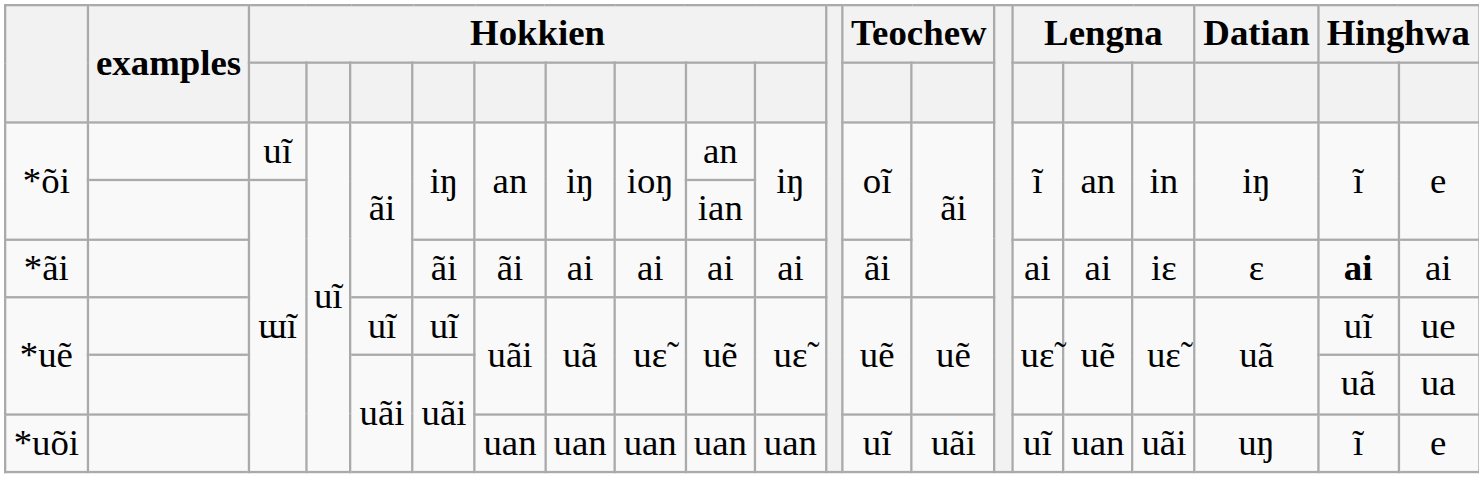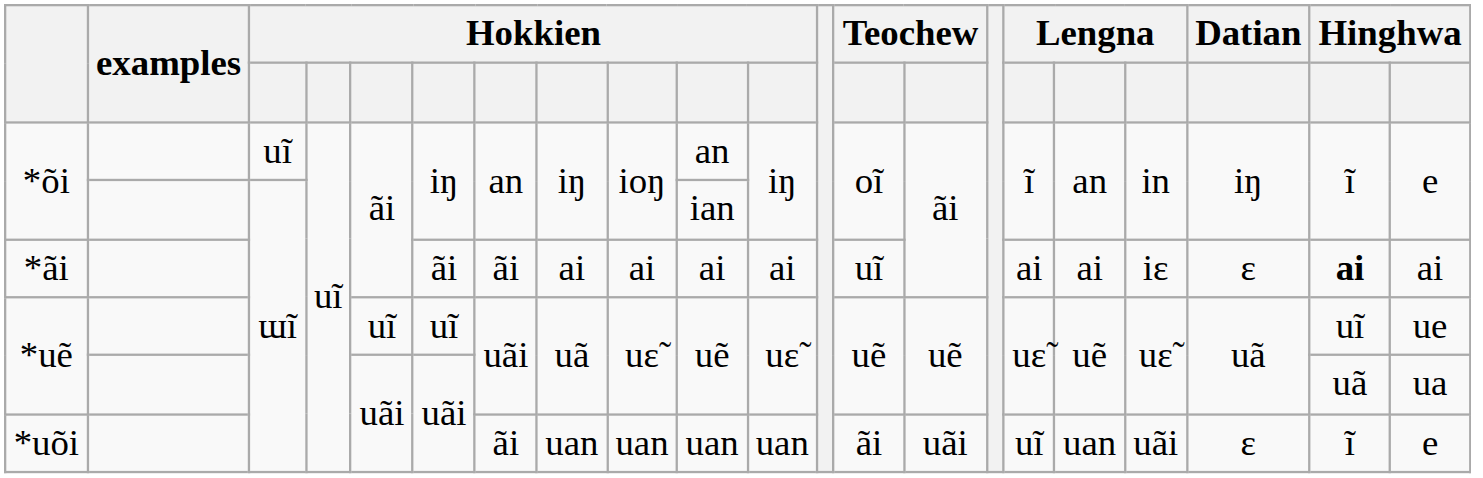(877, 267) ãi -> (869, 267) uĩ
(510, 442) uan -> (506, 442) ãi
(877, 442) uĩ -> (869, 442) ãi
(1257, 442) uŋ -> (1248, 442) ɛ
